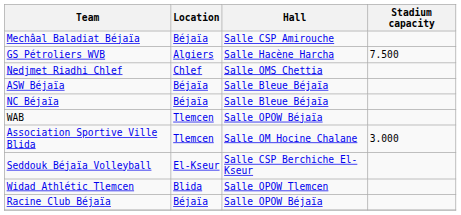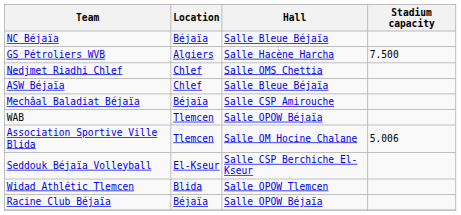rows swapped: (73, 39) <-> (33, 102)
(191, 86) Béjaïa -> (188, 86) Chlef
(384, 139) 3.000 -> (384, 139) 5.006
